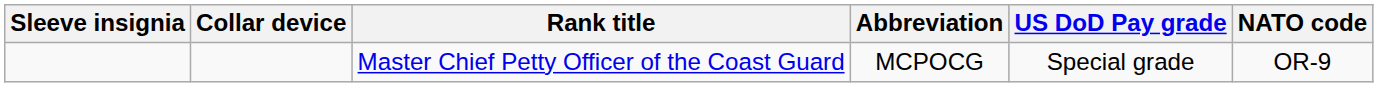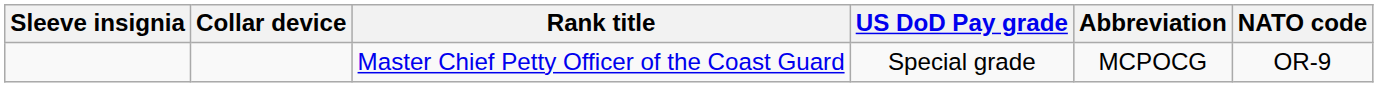columns swapped: (1121, 23) <-> (930, 23)
